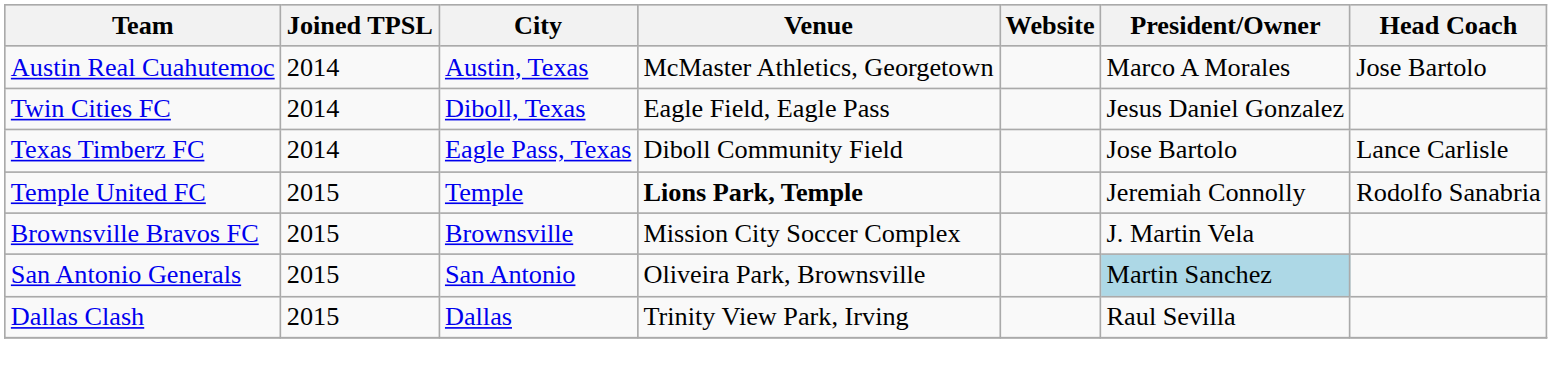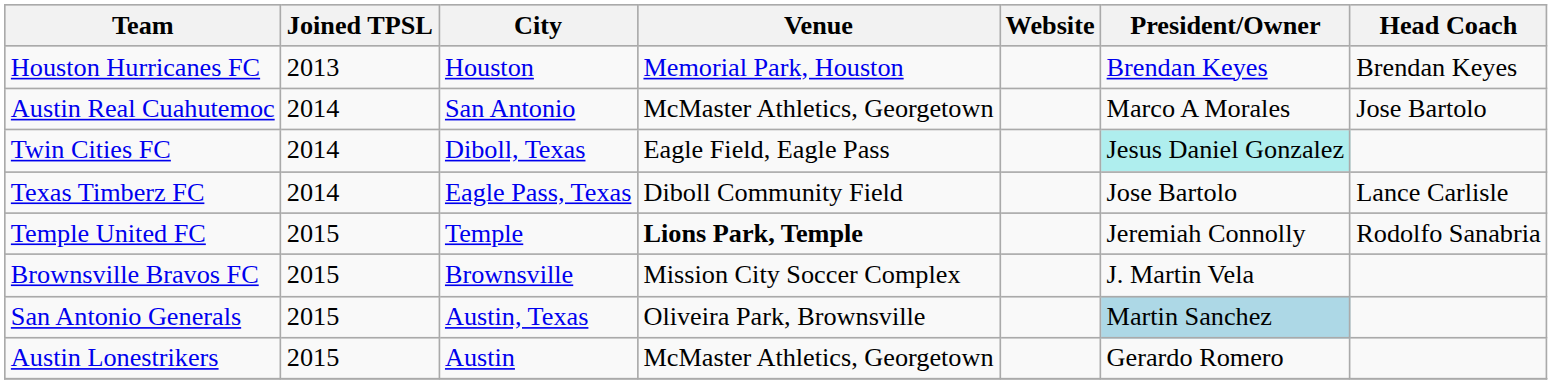+ row: (135, 66)
(517, 66) Austin, Texas -> (510, 108) San Antonio
(1225, 108) no background -> (1225, 150) paleturquoise background
(510, 274) San Antonio -> (517, 316) Austin, Texas
+ row: (115, 358)
- row: (78, 316)
